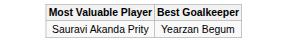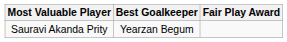+ column: (241, 12)
